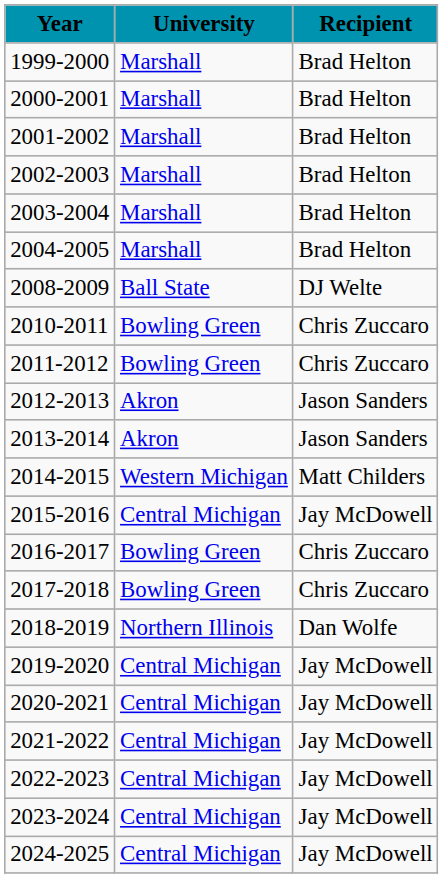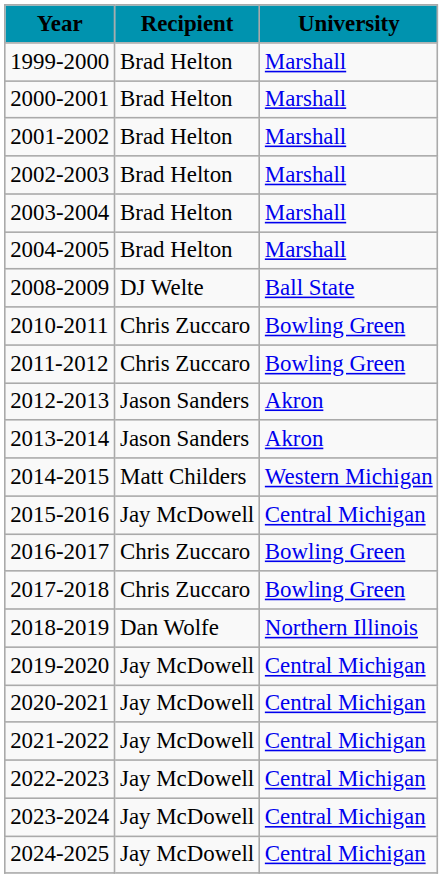columns swapped: (366, 23) <-> (204, 23)
